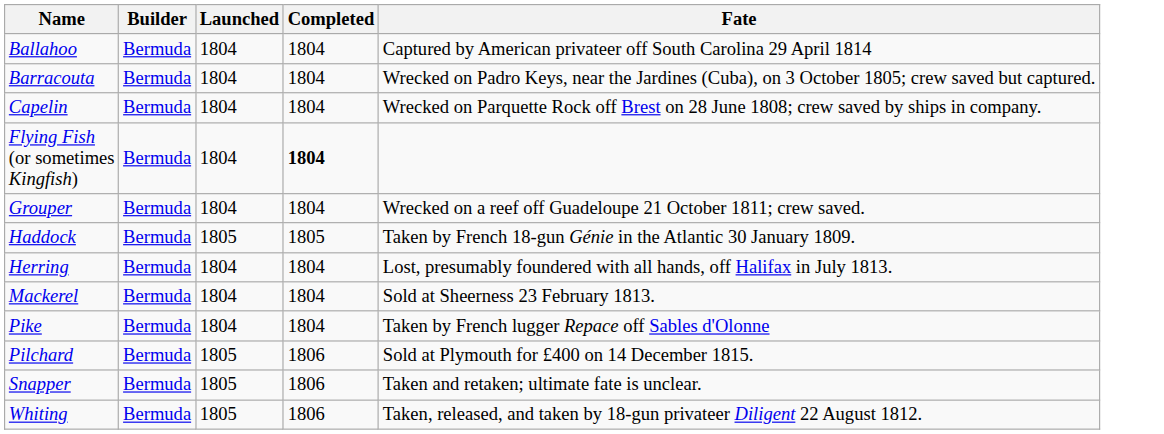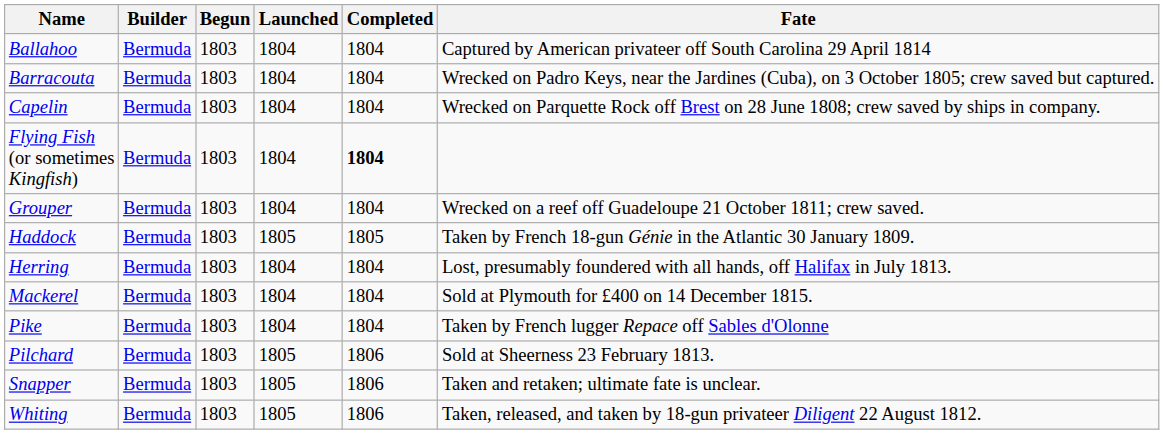+ column: (225, 19)
(519, 296) Sold at Sheerness 23 February 1813. -> (627, 296) Sold at Plymouth for £400 on 14 December 1815.
(568, 355) Sold at Plymouth for £400 on 14 December 1815. -> (578, 355) Sold at Sheerness 23 February 1813.
